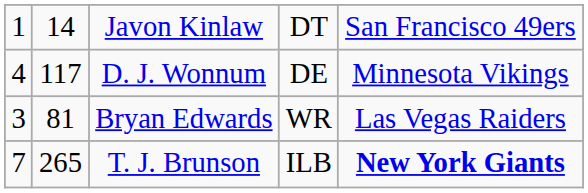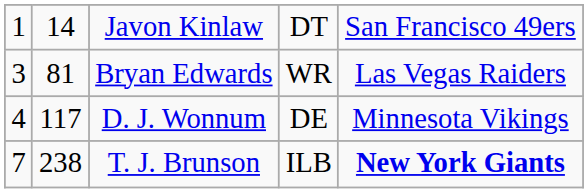rows swapped: (184, 118) <-> (184, 72)
(60, 163) 265 -> (60, 163) 238
